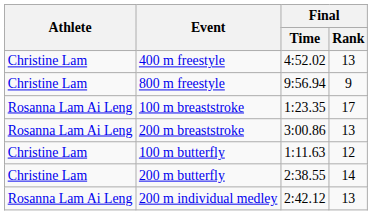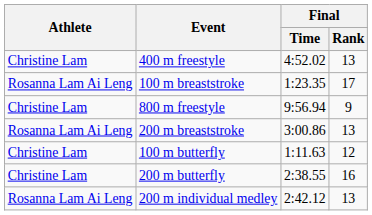rows swapped: (182, 84) <-> (191, 107)
(348, 175) 14 -> (348, 175) 16
